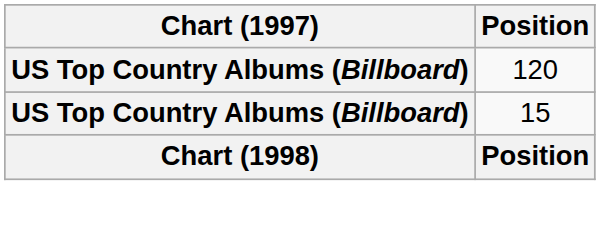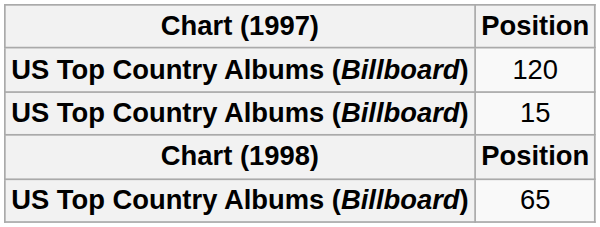+ row: (535, 199)
